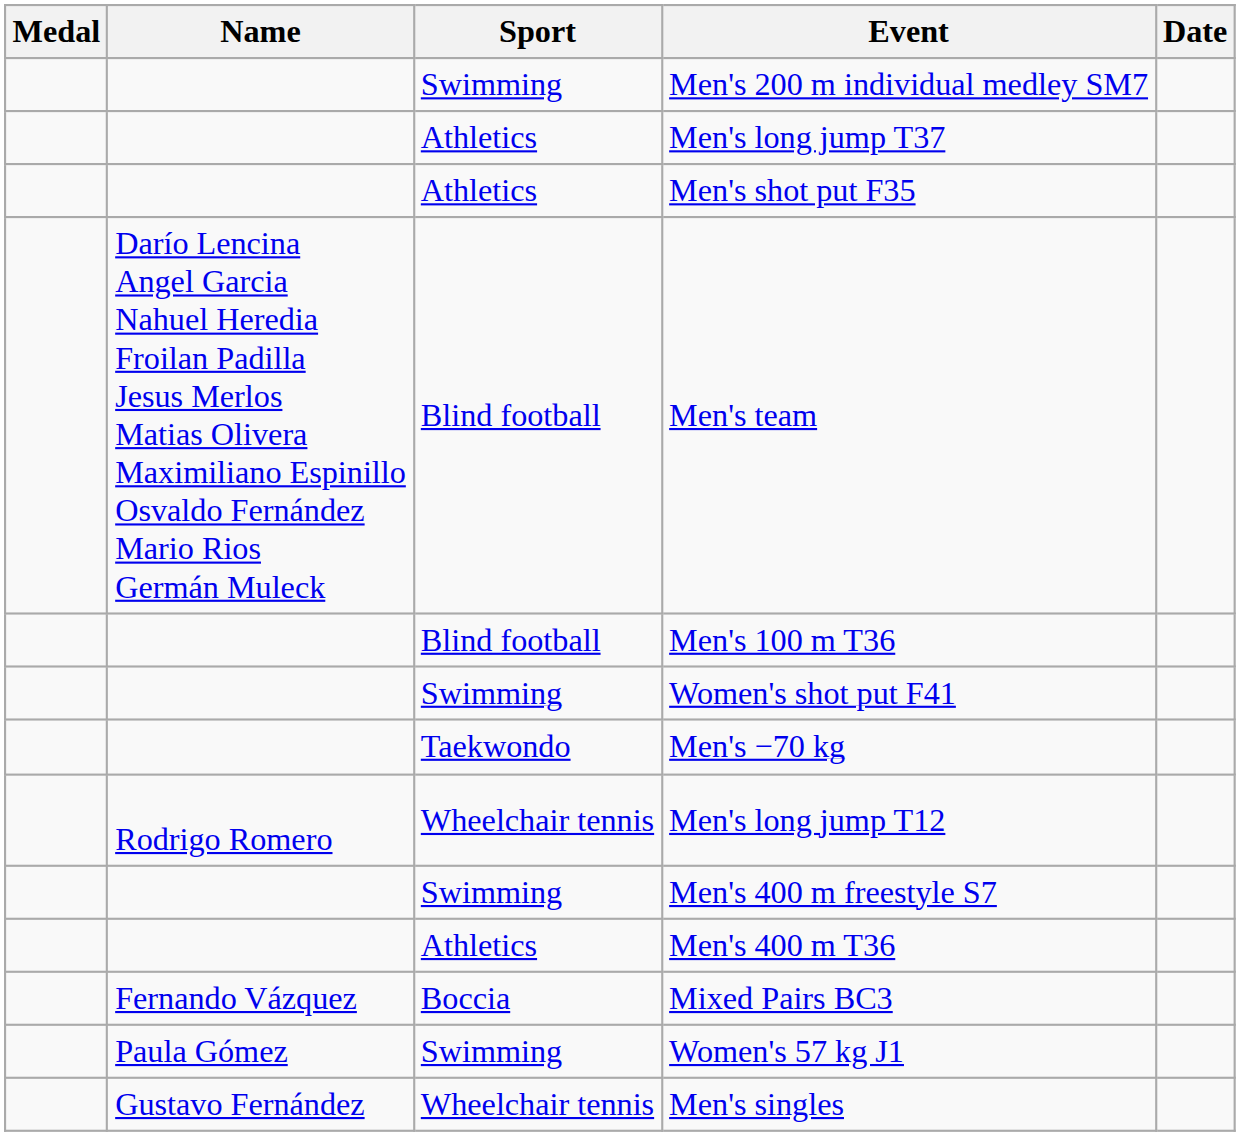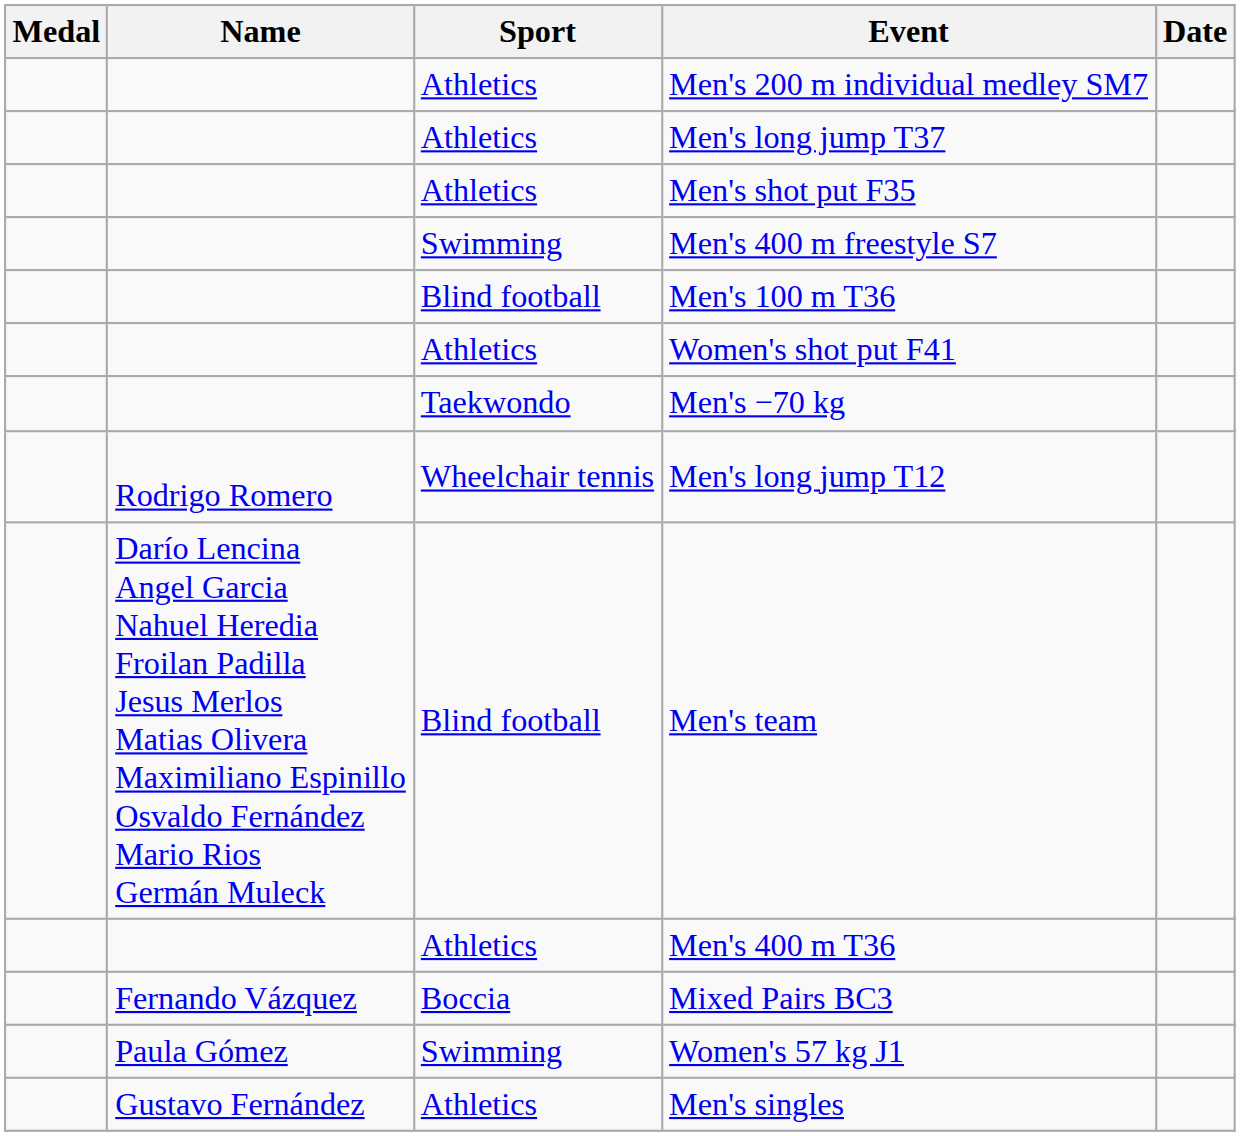(491, 84) Swimming -> (479, 84) Athletics
rows swapped: (743, 415) <-> (833, 891)
(491, 693) Swimming -> (479, 350) Athletics
(537, 1103) Wheelchair tennis -> (479, 1103) Athletics
